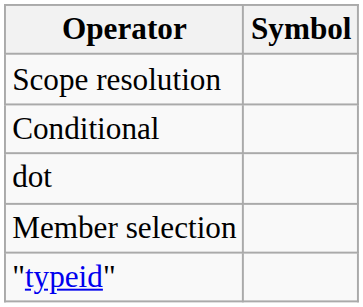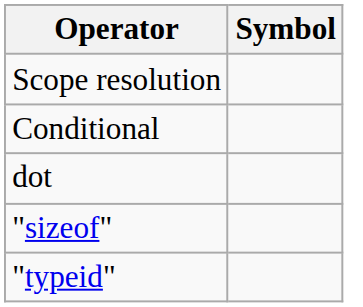- row: (124, 227)
+ row: (62, 227)
